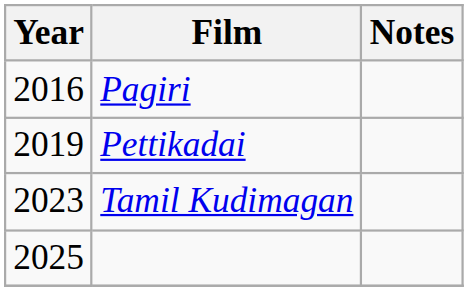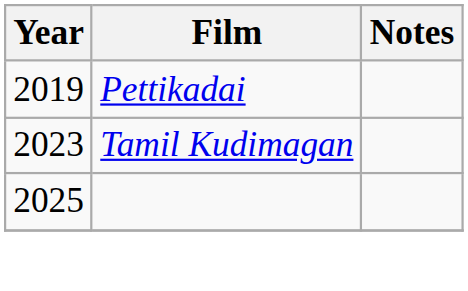- row: (49, 88)
